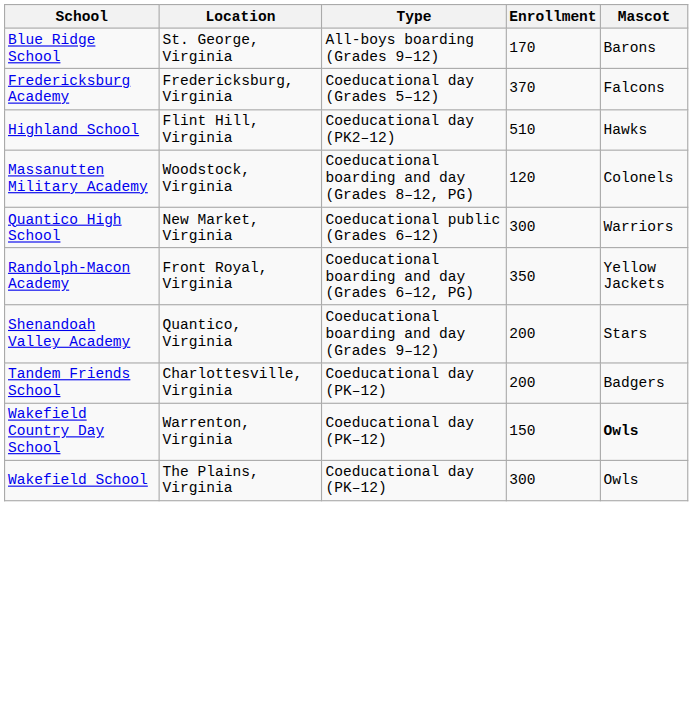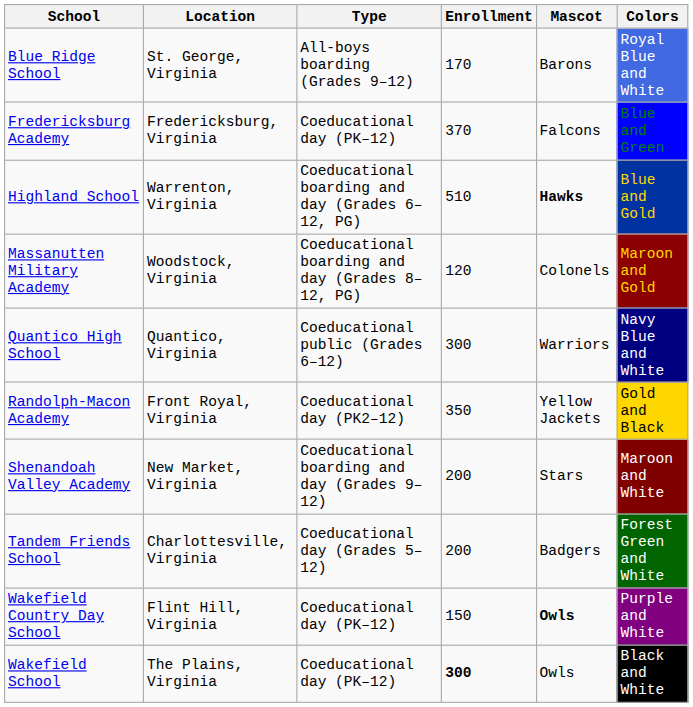+ column: (652, 16)
(400, 89) Coeducational day (Grades 5–12) -> (357, 131) Coeducational day (PK–12)
(211, 130) Flint Hill, Virginia -> (191, 197) Warrenton, Virginia
(400, 130) Coeducational day (PK2–12) -> (361, 197) Coeducational boarding and day (Grades 6–12, PG)
(625, 130) normal -> (561, 197) bold
(211, 227) New Market, Virginia -> (186, 345) Quantico, Virginia
(400, 276) Coeducational boarding and day (Grades 6–12, PG) -> (357, 411) Coeducational day (PK2–12)
(202, 334) Quantico, Virginia -> (195, 477) New Market, Virginia
(400, 383) Coeducational day (PK–12) -> (361, 551) Coeducational day (Grades 5–12)
(206, 432) Warrenton, Virginia -> (195, 616) Flint Hill, Virginia
(522, 481) normal -> (458, 674) bold
